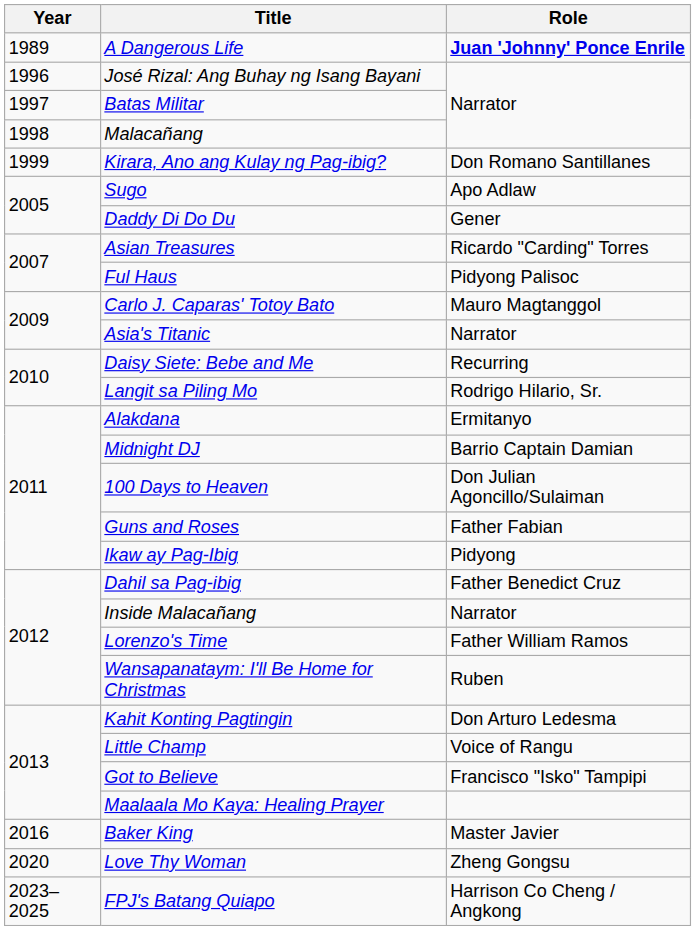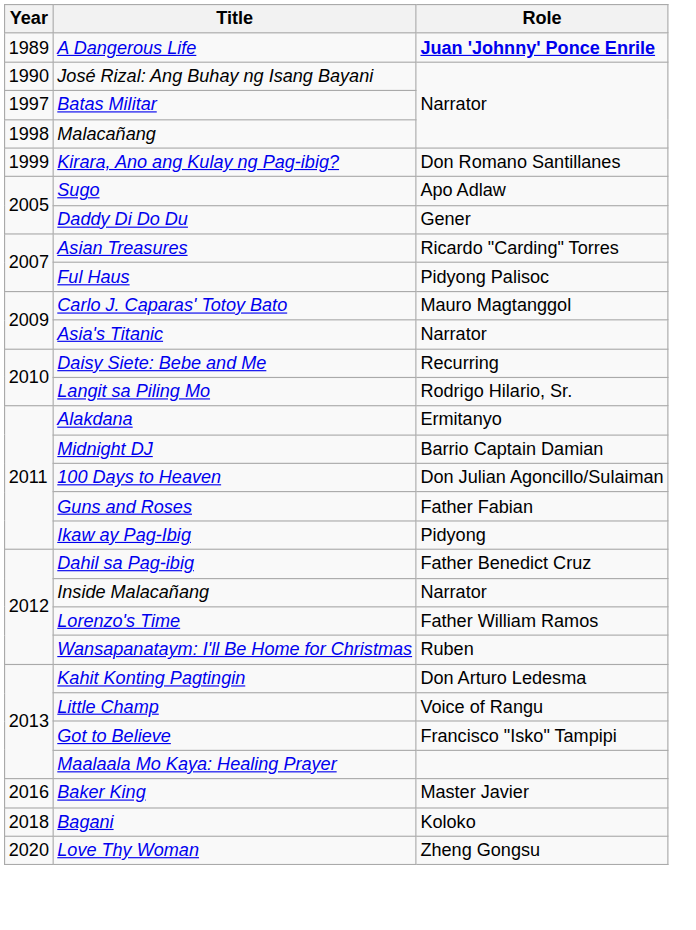(29, 76) 1996 -> (29, 76) 1990
+ row: (85, 821)
- row: (189, 901)
